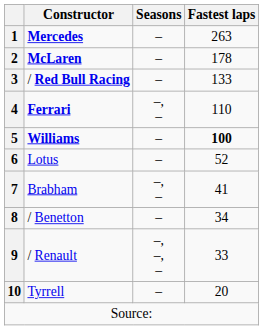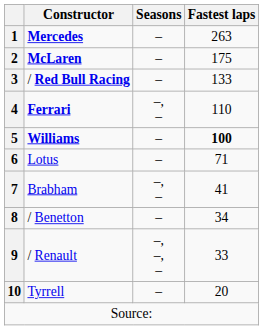(222, 58) 178 -> (222, 58) 175
(222, 159) 52 -> (222, 159) 71
